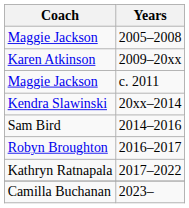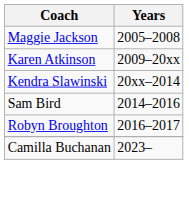- row: (139, 81)
- row: (150, 170)
